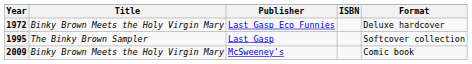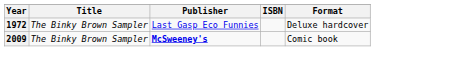(127, 25) Binky Brown Meets the Holy Virgin Mary -> (89, 25) The Binky Brown Sampler
- row: (17, 39)
(127, 53) Binky Brown Meets the Holy Virgin Mary -> (89, 39) The Binky Brown Sampler
(256, 53) normal -> (180, 39) bold
